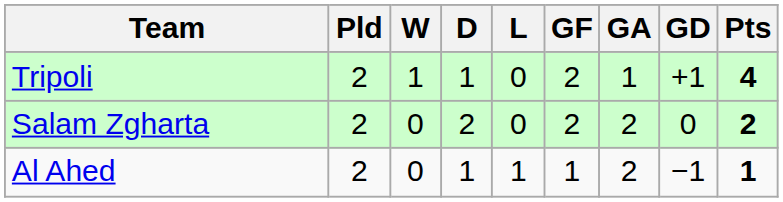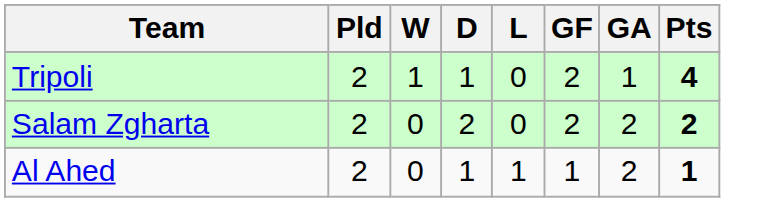- column: (688, 28)
